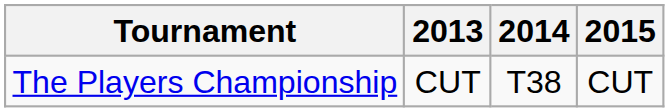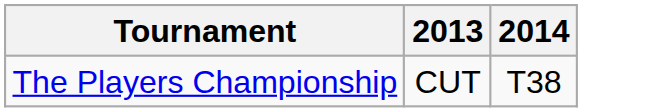- column: (620, 31)
